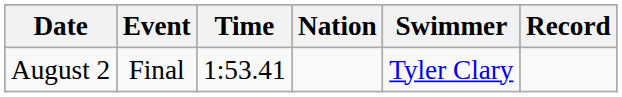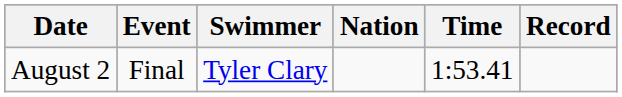columns swapped: (451, 26) <-> (244, 26)
